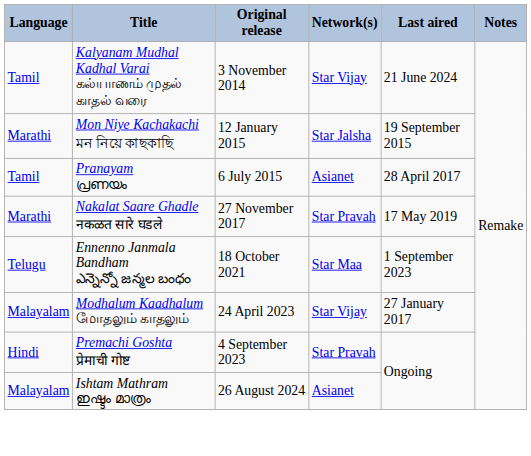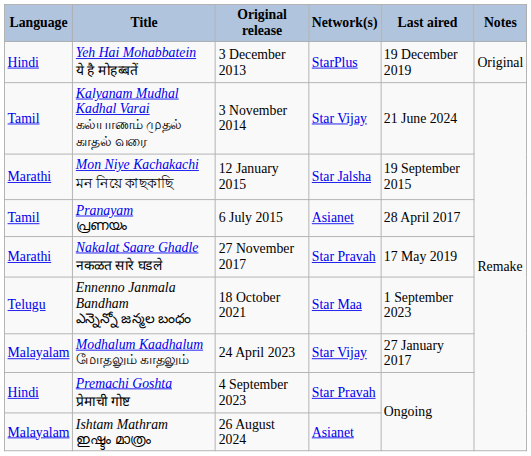+ row: (136, 61)
